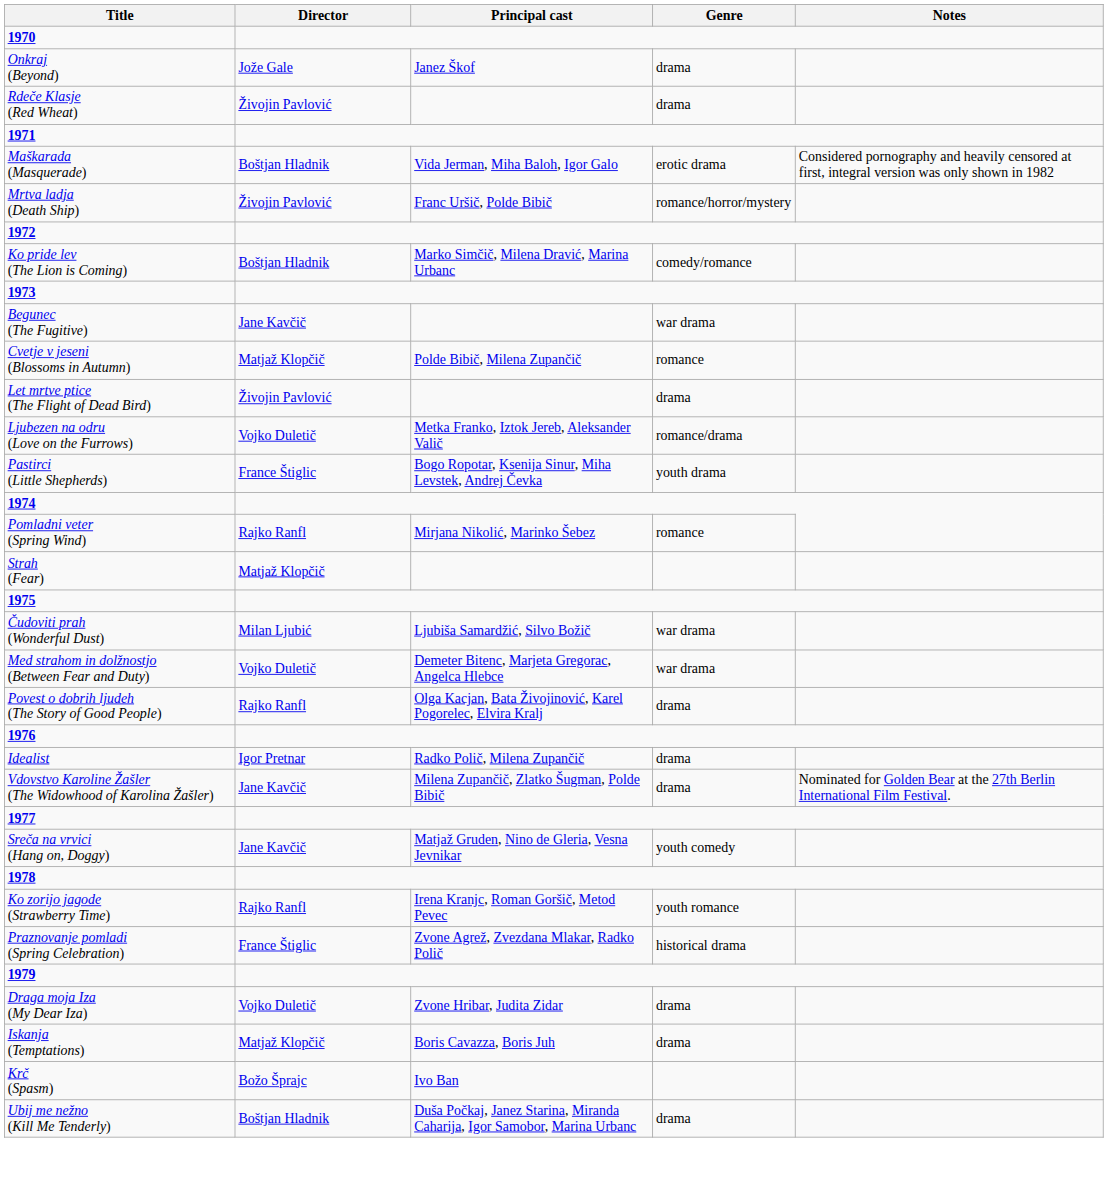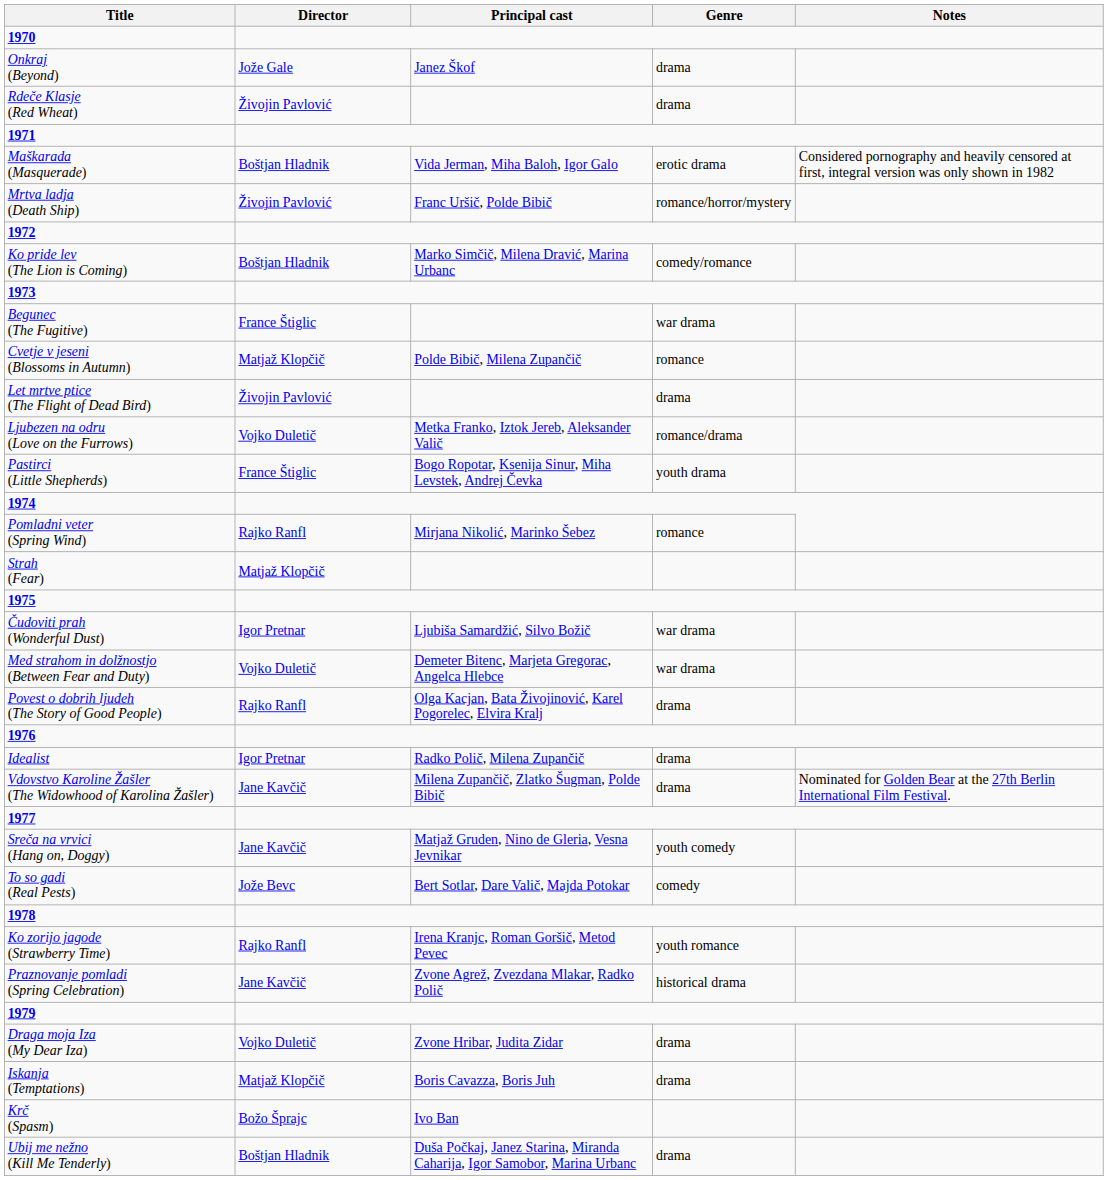(272, 322) Jane Kavčič -> (277, 322) France Štiglic
(275, 630) Milan Ljubić -> (272, 630) Igor Pretnar
+ row: (41, 885)
(277, 945) France Štiglic -> (272, 983) Jane Kavčič
